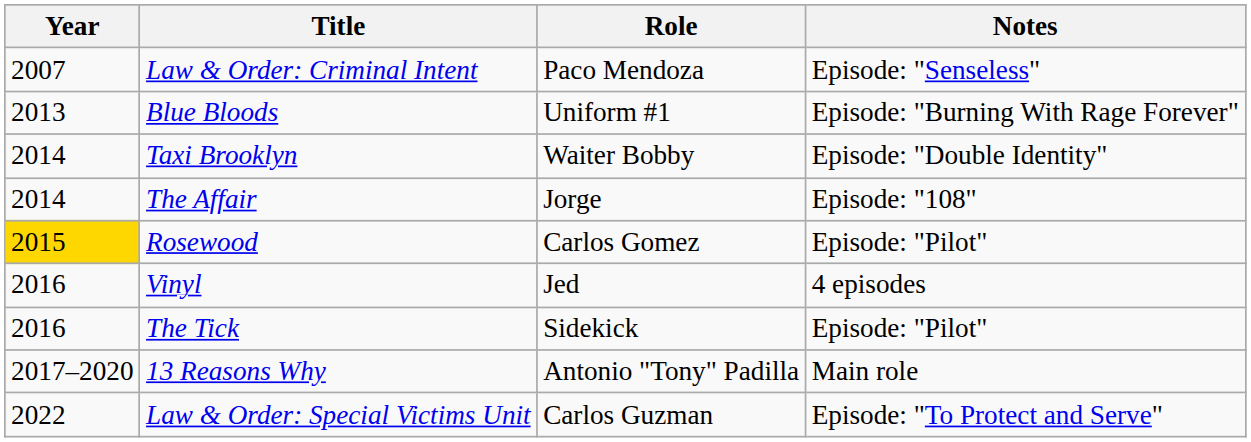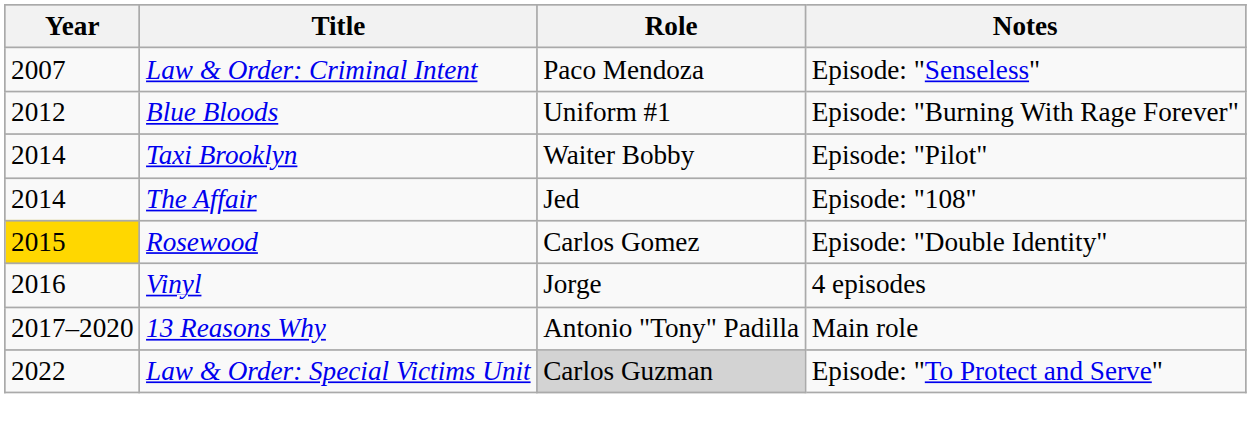(38, 112) 2013 -> (38, 112) 2012
(960, 155) Episode: "Double Identity" -> (900, 155) Episode: "Pilot"
(572, 198) Jorge -> (561, 198) Jed
(900, 241) Episode: "Pilot" -> (960, 241) Episode: "Double Identity"
(561, 284) Jed -> (572, 284) Jorge
- row: (193, 328)
(628, 414) no background -> (628, 371) lightgrey background
